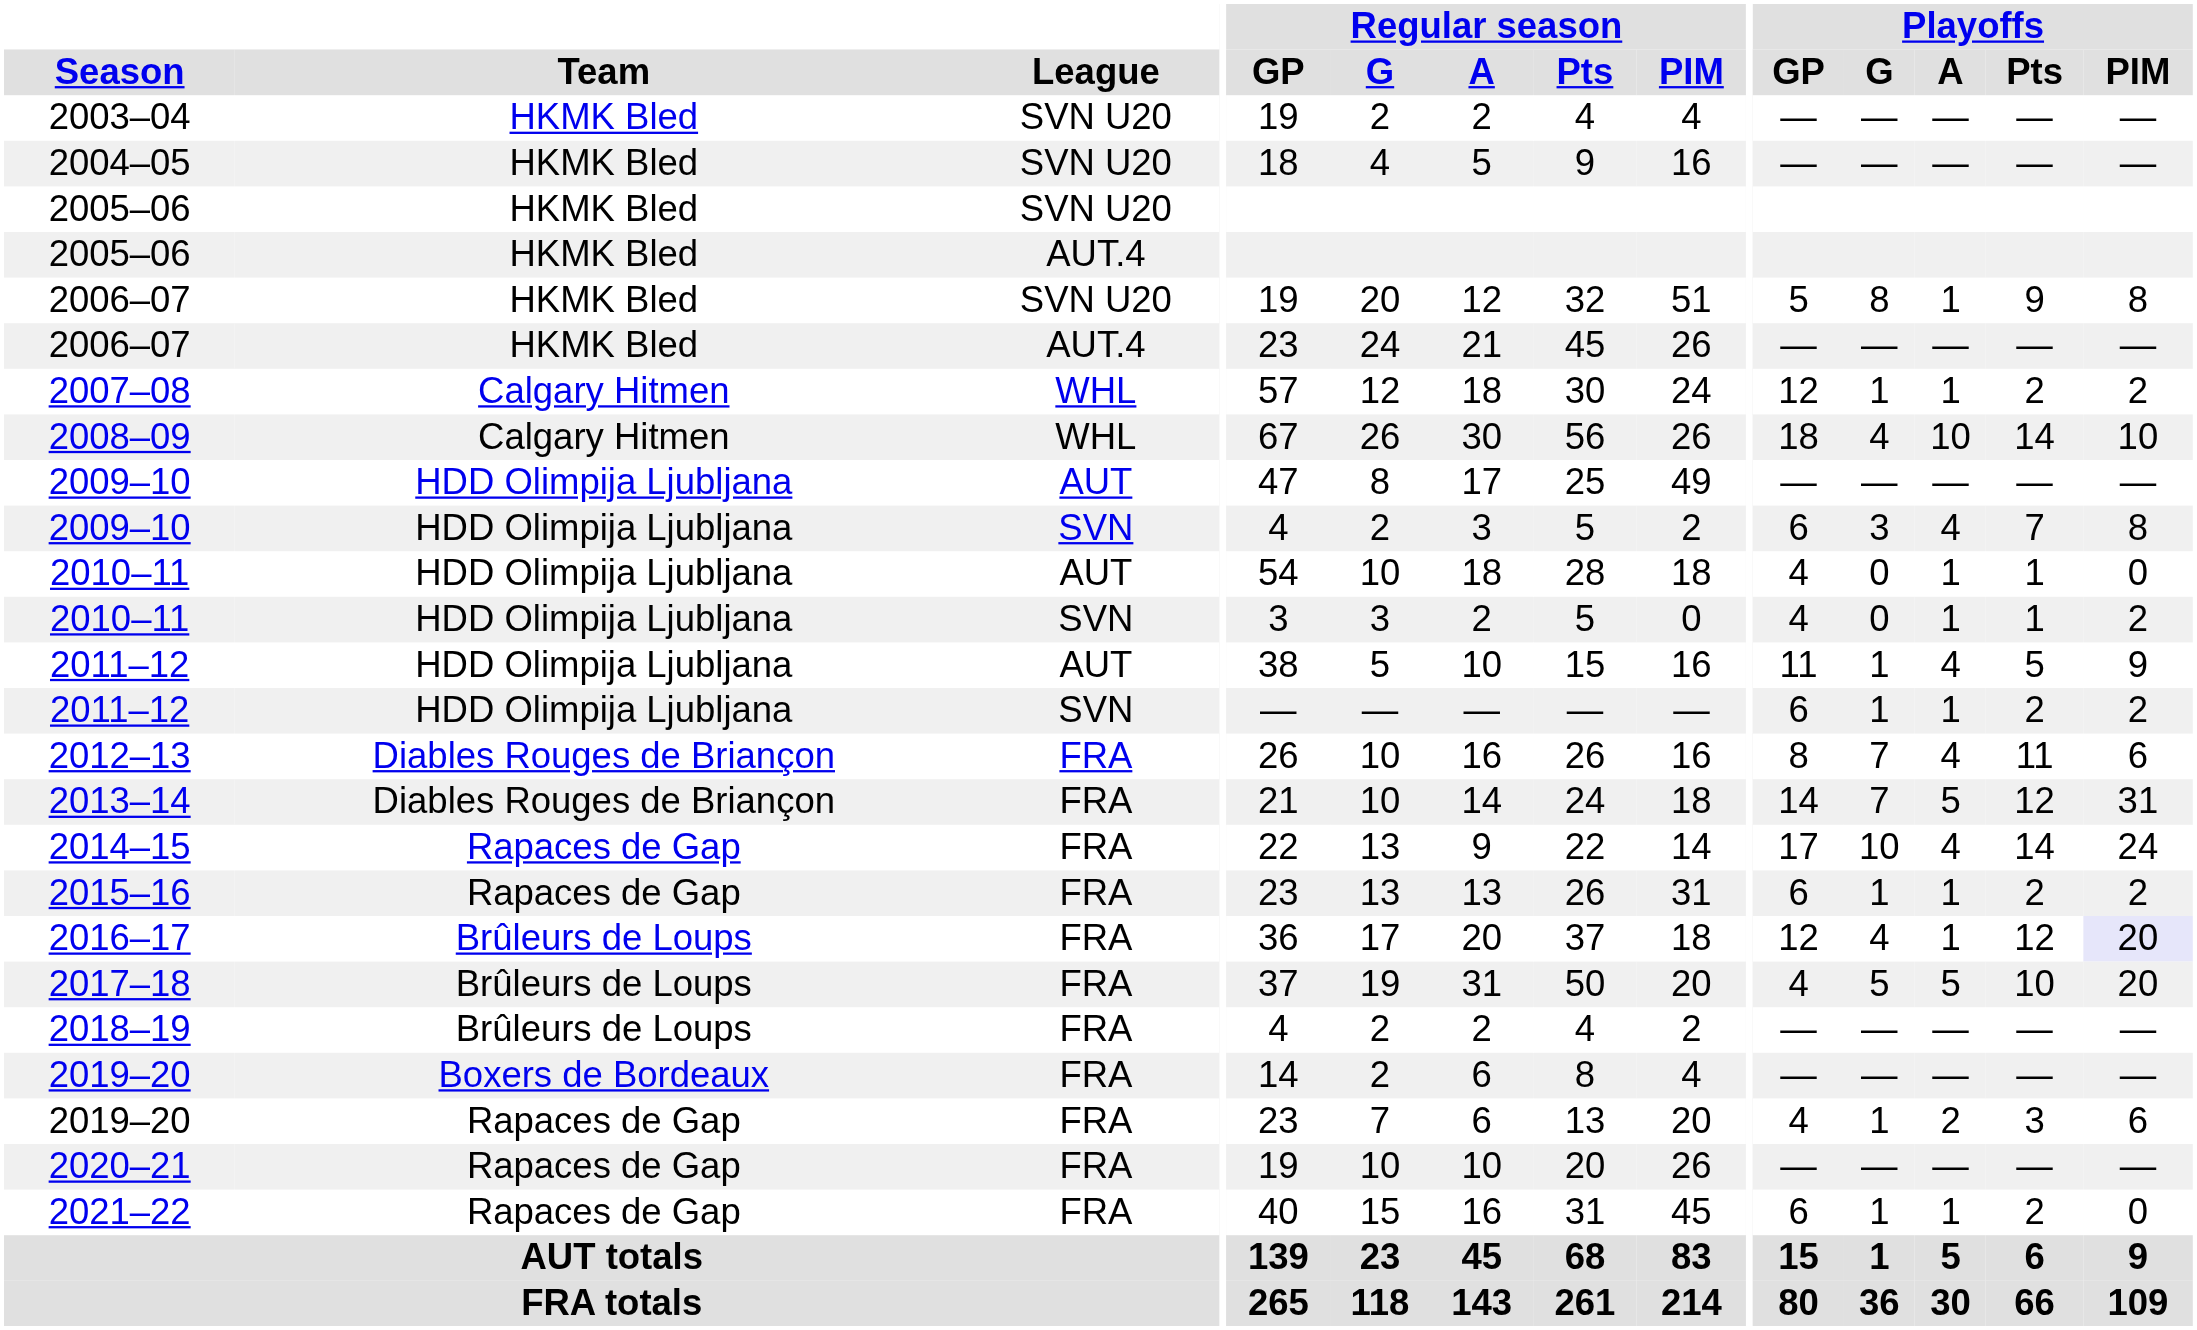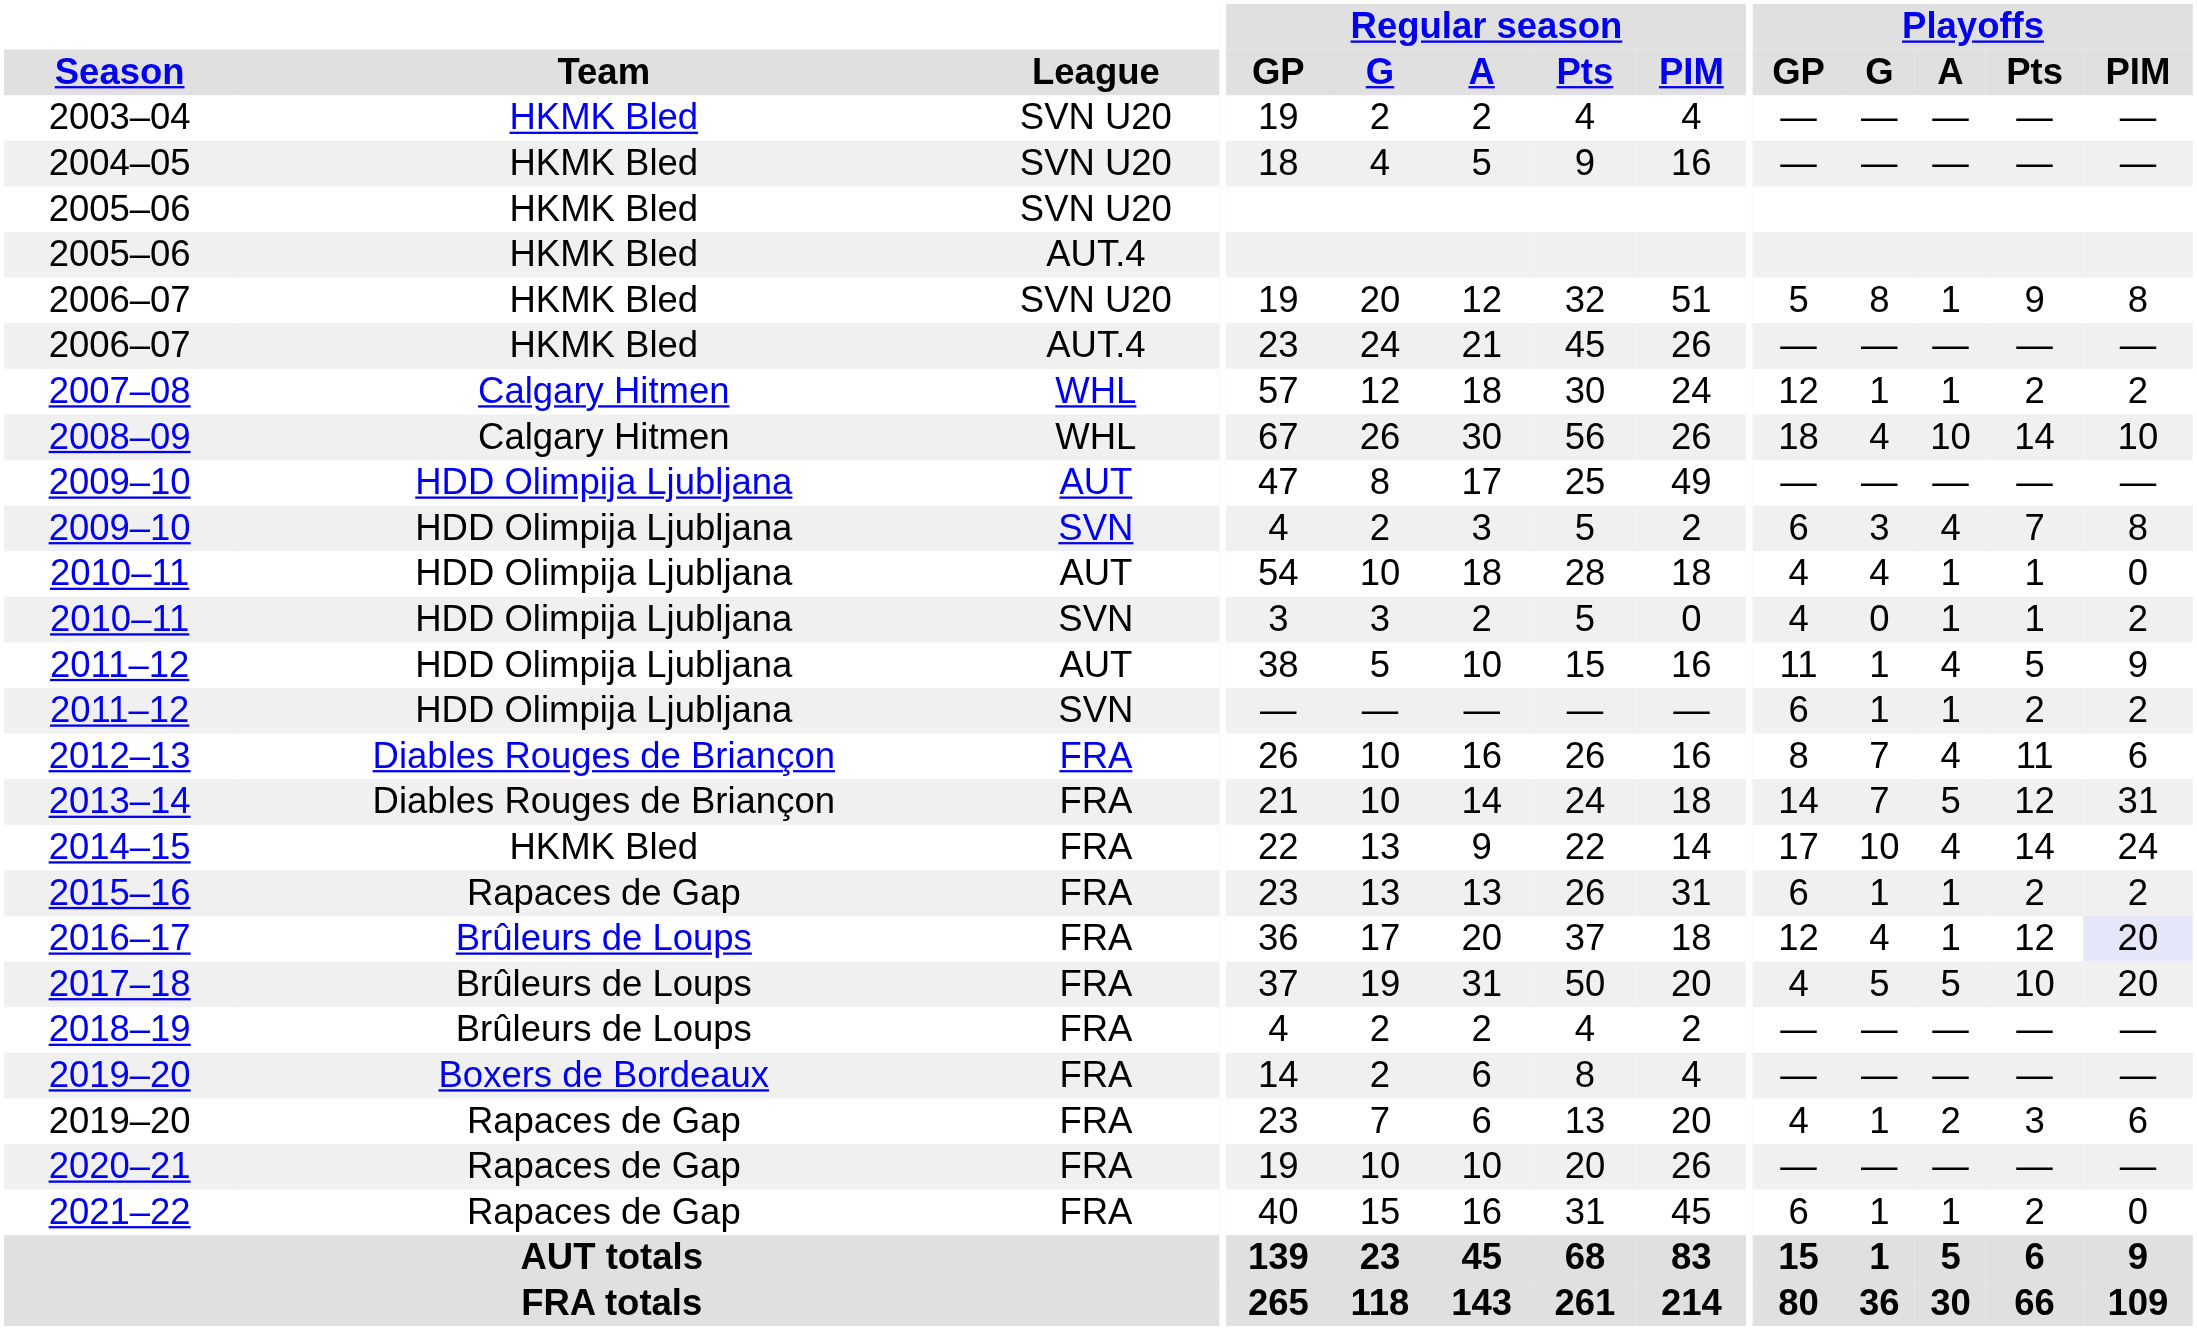(1879, 573) 0 -> (1879, 573) 4
(604, 846) Rapaces de Gap -> (604, 846) HKMK Bled
